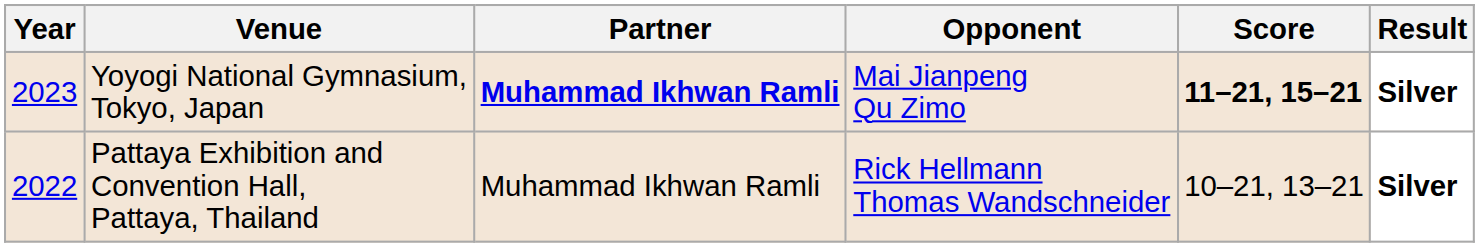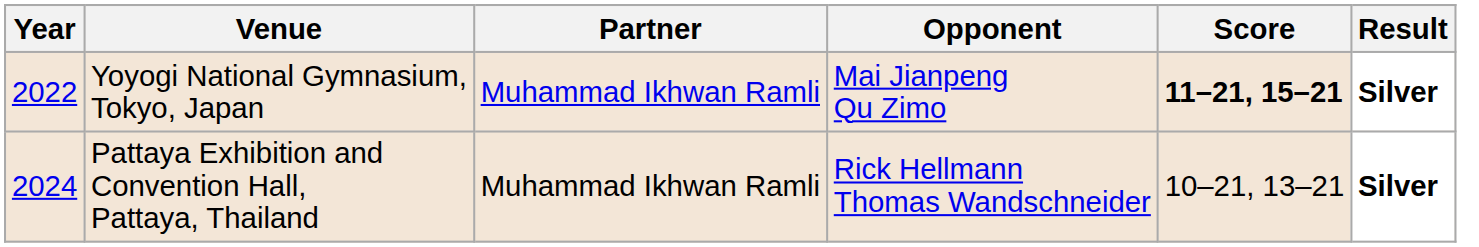(45, 91) 2023 -> (45, 91) 2022
(660, 91) bold -> (650, 91) normal
(45, 187) 2022 -> (45, 187) 2024
